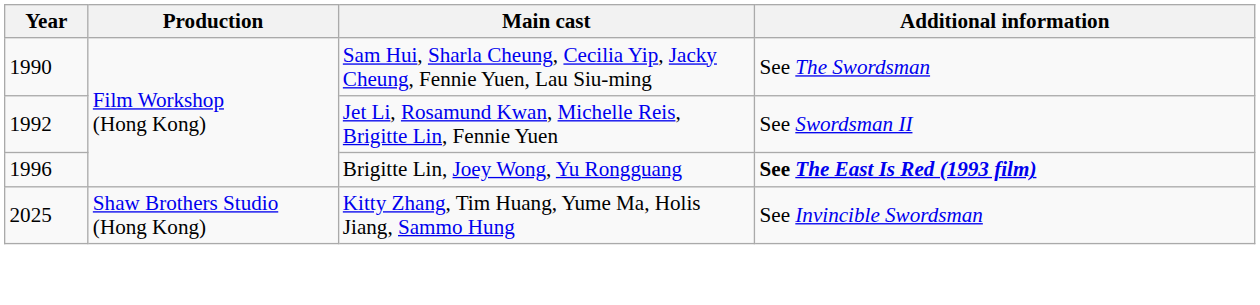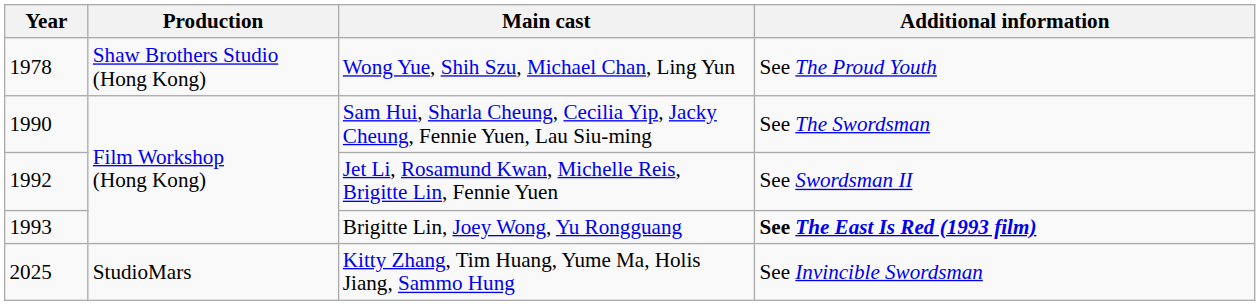+ row: (539, 66)
(31, 169) 1996 -> (31, 226) 1993
(186, 214) Shaw Brothers Studio (Hong Kong) -> (142, 271) StudioMars
